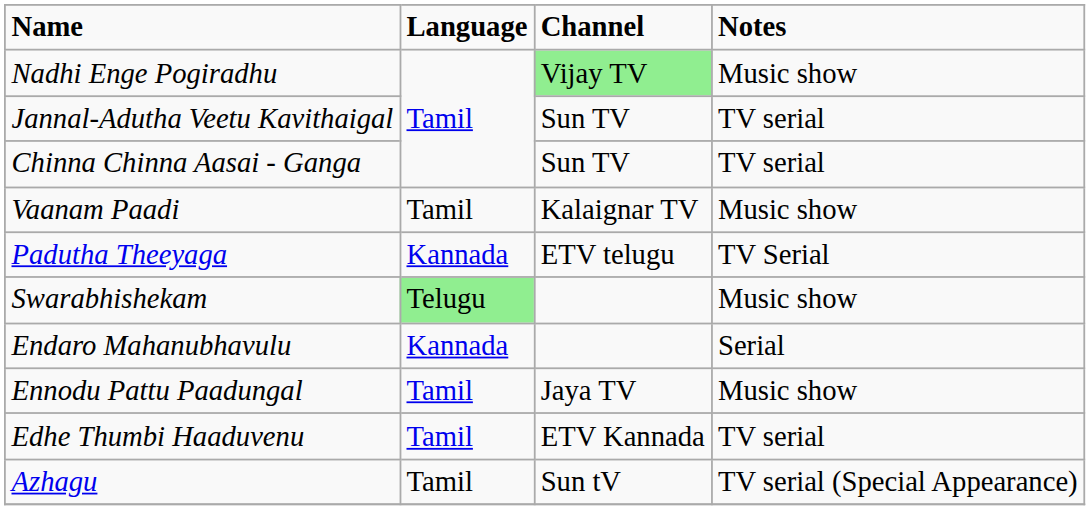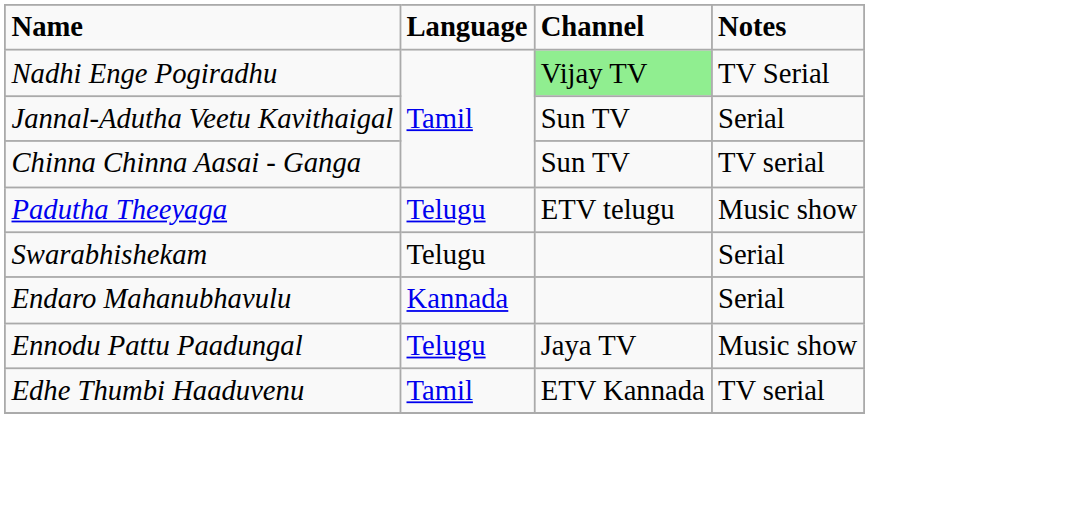(788, 72) Music show -> (774, 72) TV Serial
(771, 118) TV serial -> (751, 118) Serial
- row: (95, 208)
(457, 254) Kannada -> (446, 208) Telugu
(774, 254) TV Serial -> (788, 208) Music show
(446, 299) lightgreen background -> (446, 254) no background
(788, 299) Music show -> (751, 254) Serial
(440, 390) Tamil -> (446, 345) Telugu
- row: (54, 481)
